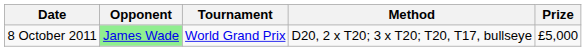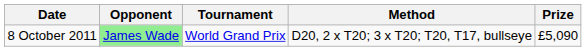(558, 35) £5,000 -> (558, 35) £5,090
